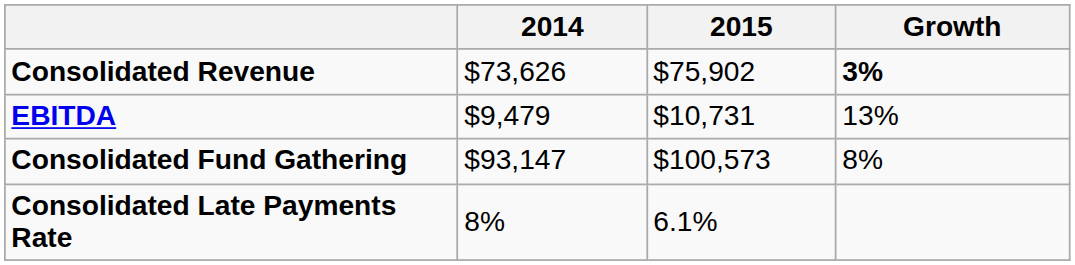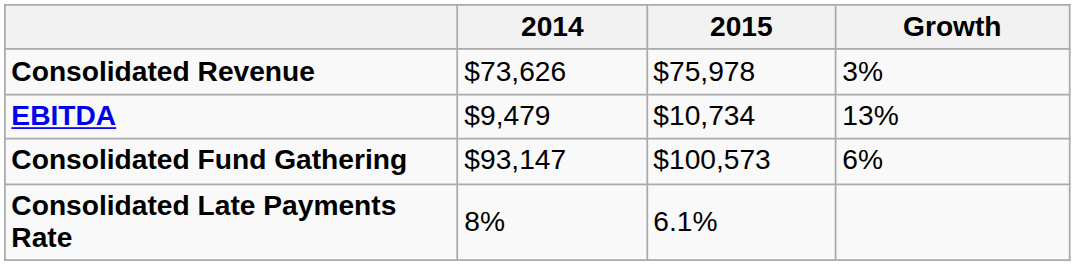(704, 71) $75,902 -> (704, 71) $75,978
(863, 71) bold -> (863, 71) normal
(704, 116) $10,731 -> (704, 116) $10,734
(863, 160) 8% -> (863, 160) 6%
